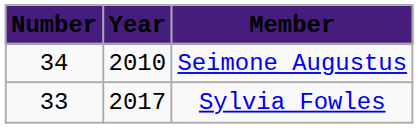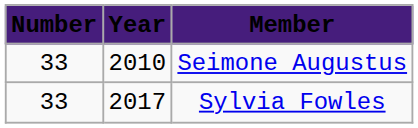(54, 63) 34 -> (54, 63) 33
